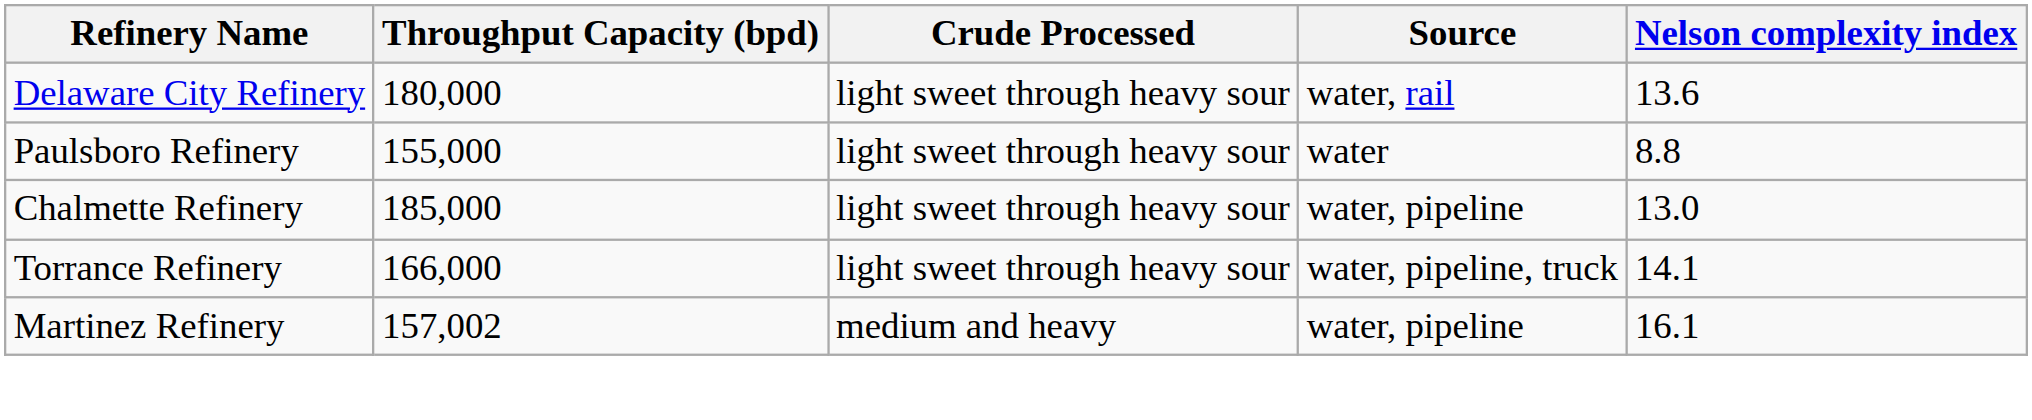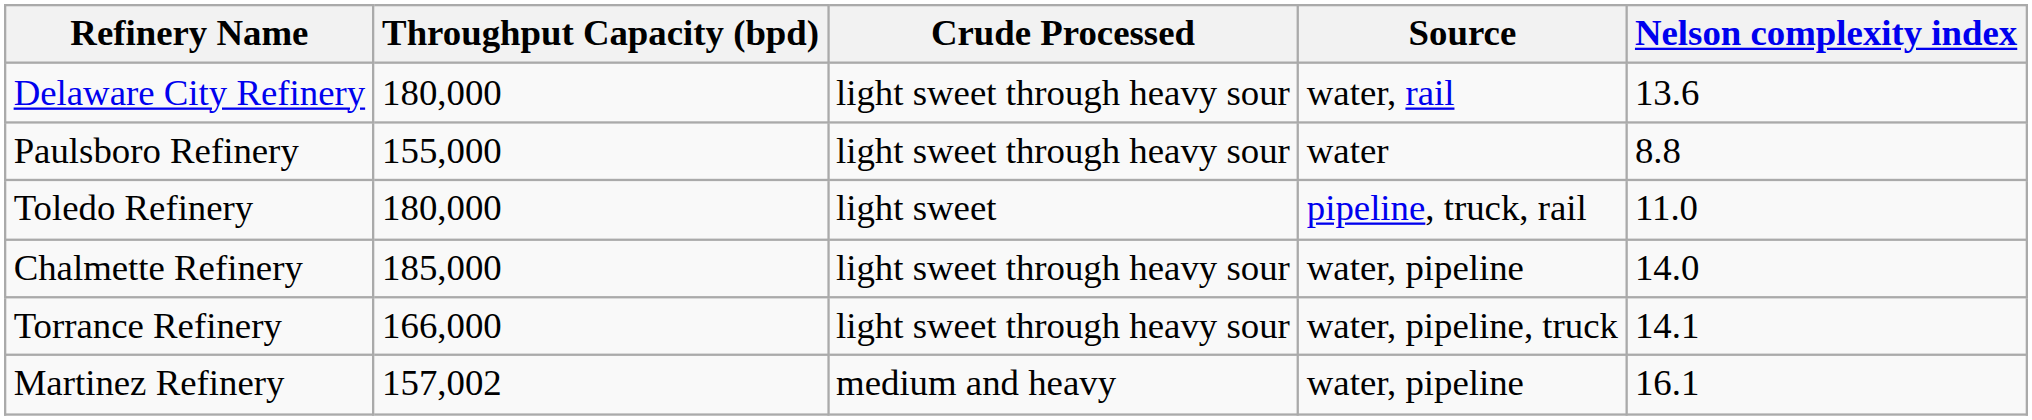+ row: (133, 208)
(1667, 208) 13.0 -> (1667, 267) 14.0
